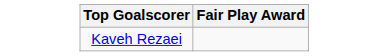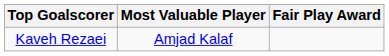+ column: (193, 16)
